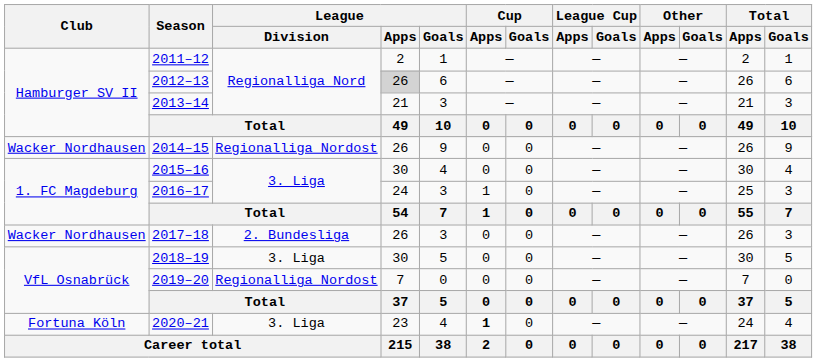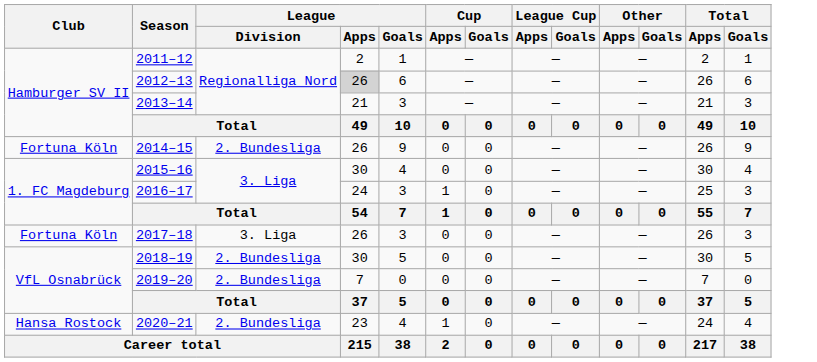(77, 148) Wacker Nordhausen -> (69, 148) Fortuna Köln
(296, 148) Regionalliga Nordost -> (268, 148) 2. Bundesliga
(77, 236) Wacker Nordhausen -> (69, 236) Fortuna Köln
(296, 236) 2. Bundesliga -> (268, 236) 3. Liga
(296, 258) 3. Liga -> (268, 258) 2. Bundesliga
(296, 280) Regionalliga Nordost -> (268, 280) 2. Bundesliga
(77, 324) Fortuna Köln -> (69, 324) Hansa Rostock
(296, 324) 3. Liga -> (268, 324) 2. Bundesliga
(486, 324) bold -> (446, 324) normal
